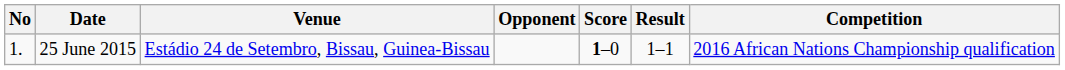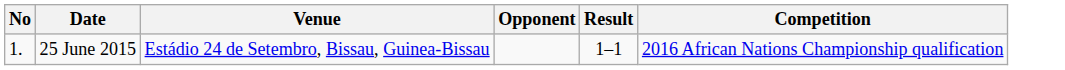- column: (606, 19)
